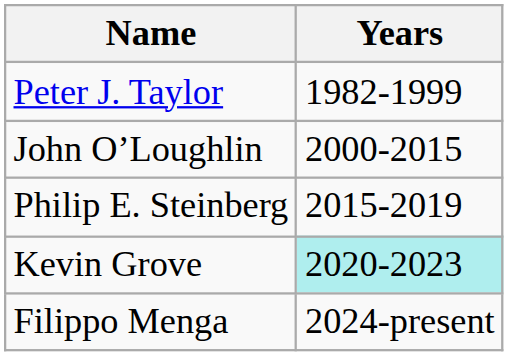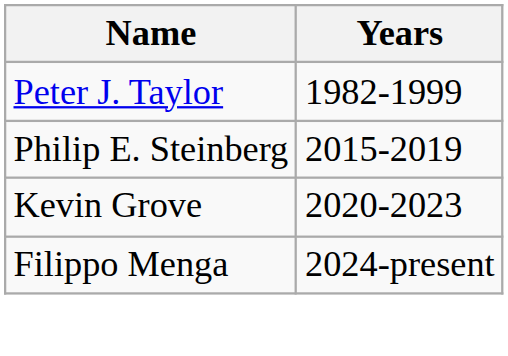- row: (138, 148)
(384, 263) paleturquoise background -> (384, 206) no background
